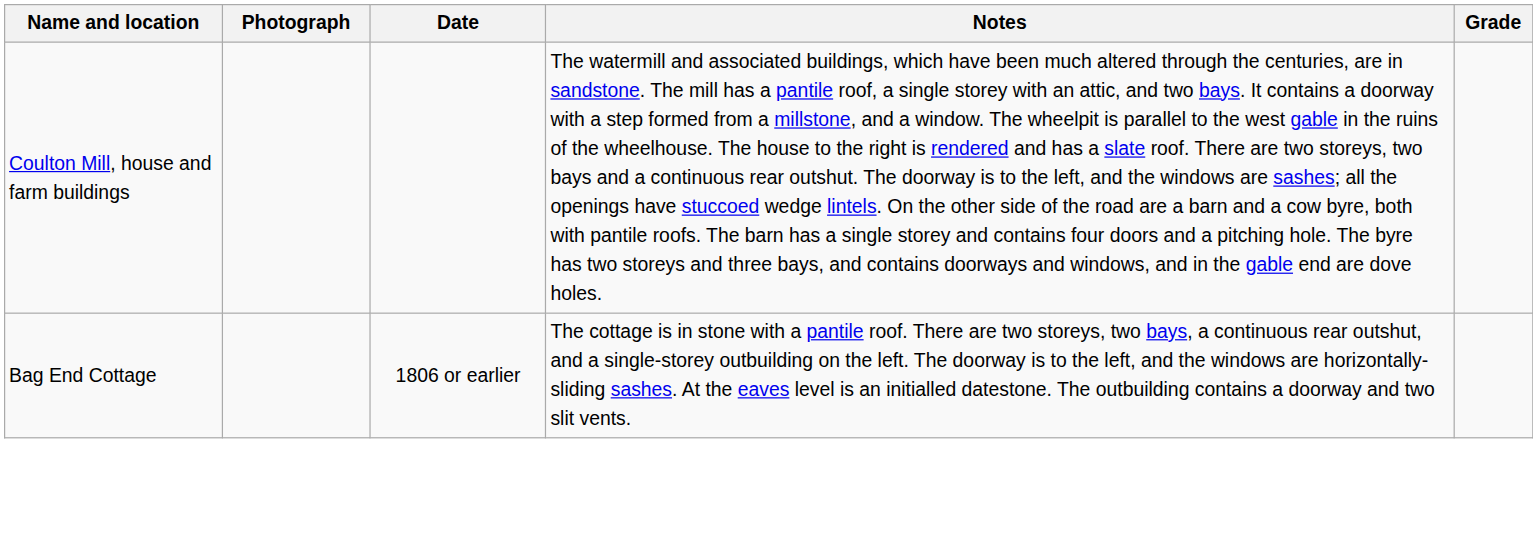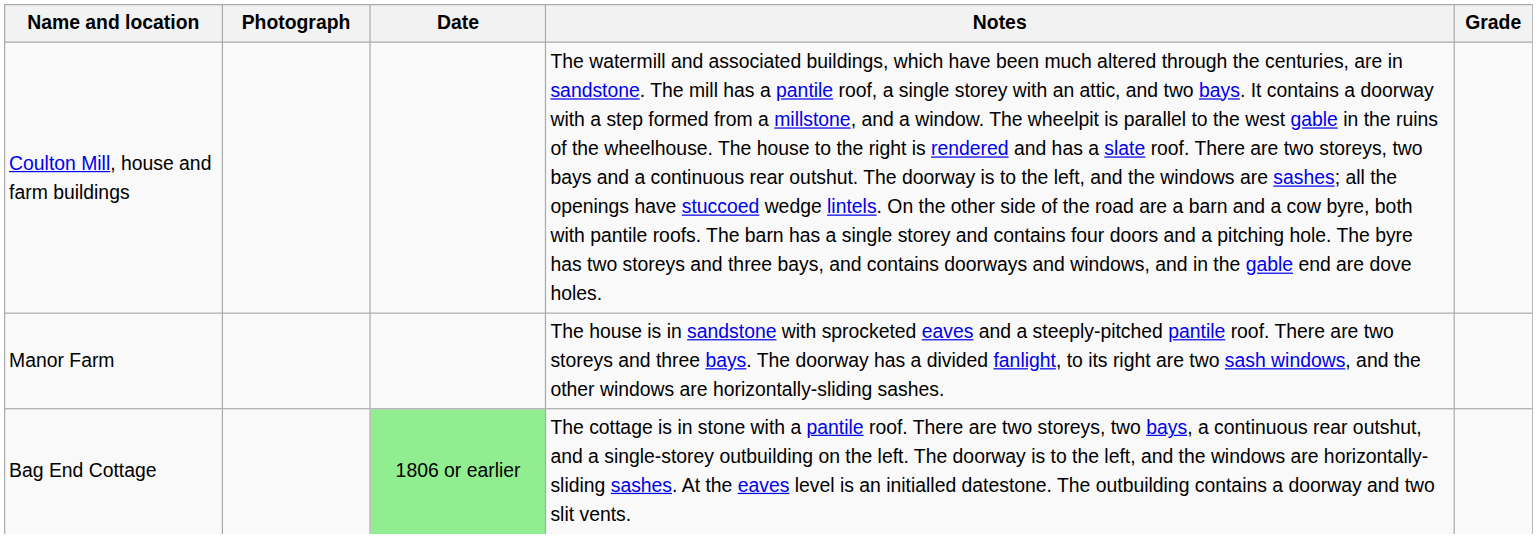+ row: (62, 360)
(458, 375) no background -> (458, 471) lightgreen background
